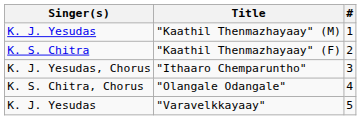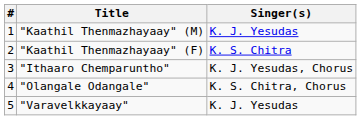columns swapped: (350, 14) <-> (79, 14)
